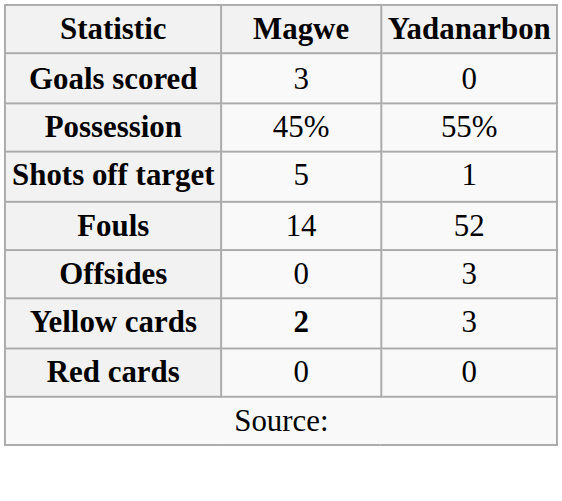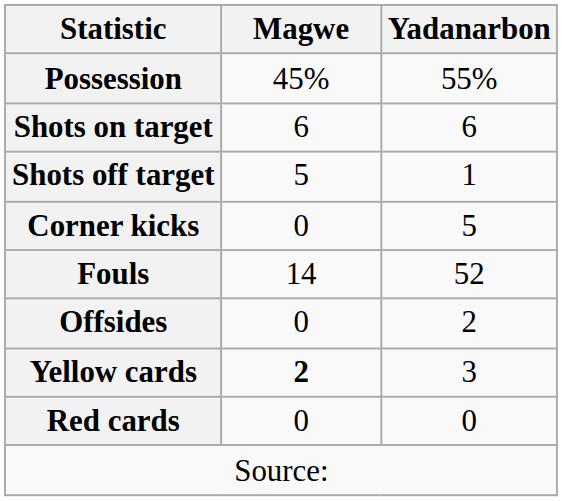- row: (113, 77)
+ row: (113, 126)
+ row: (113, 224)
(469, 273) 3 -> (469, 322) 2
